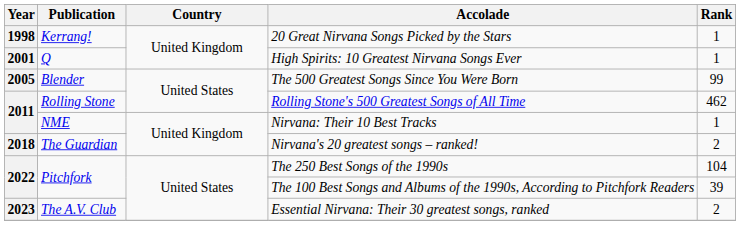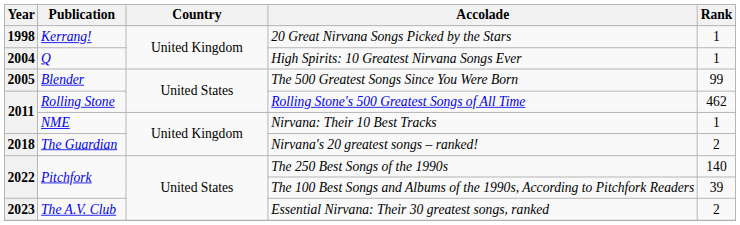(21, 58) 2001 -> (21, 58) 2004
(717, 166) 104 -> (717, 166) 140
